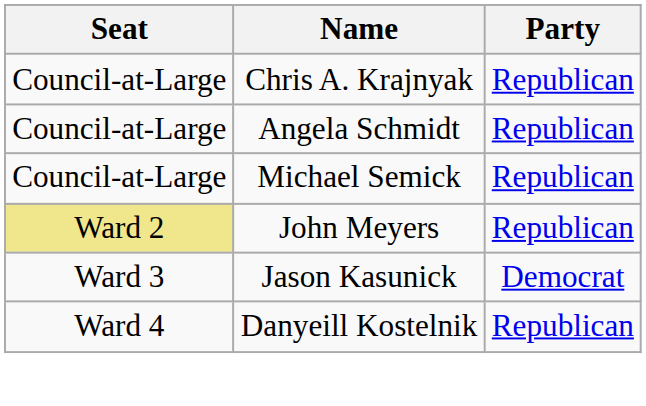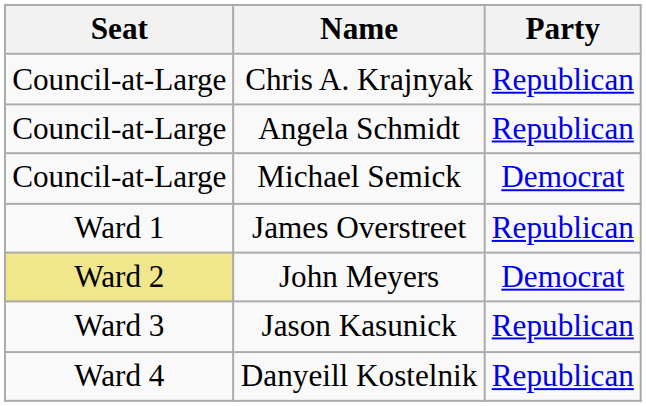(563, 177) Republican -> (563, 177) Democrat
+ row: (359, 227)
(563, 227) Republican -> (563, 276) Democrat
(563, 276) Democrat -> (563, 326) Republican
